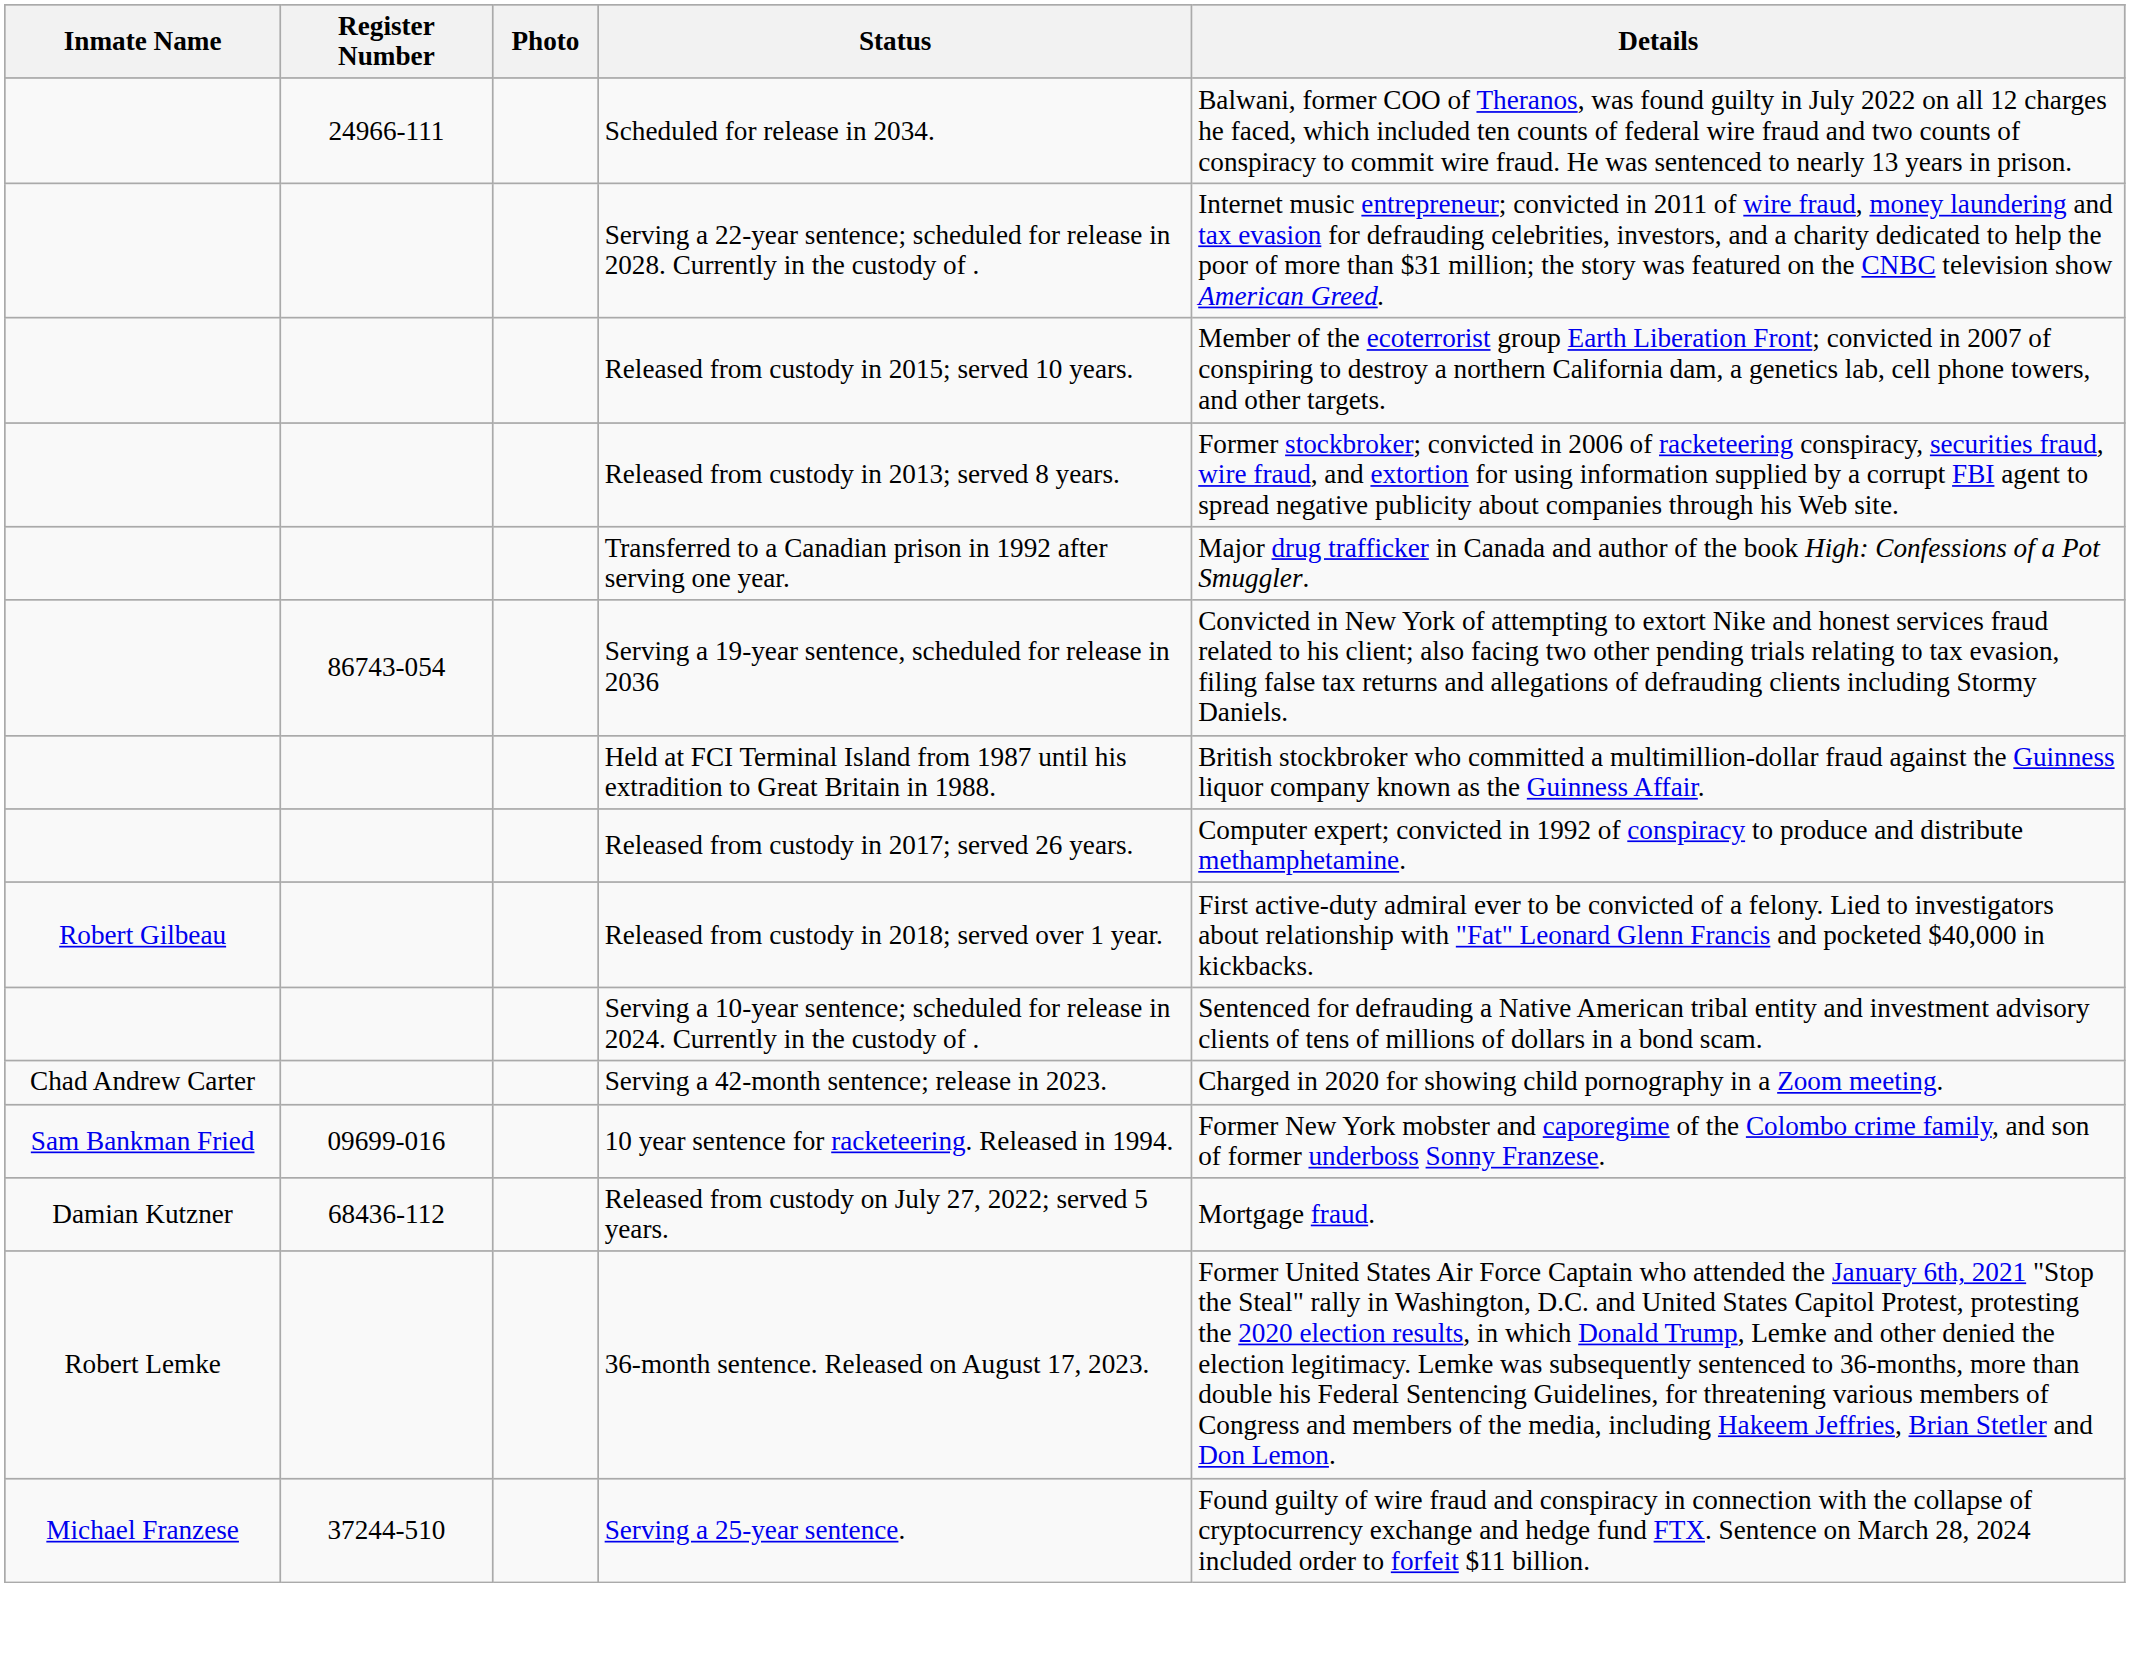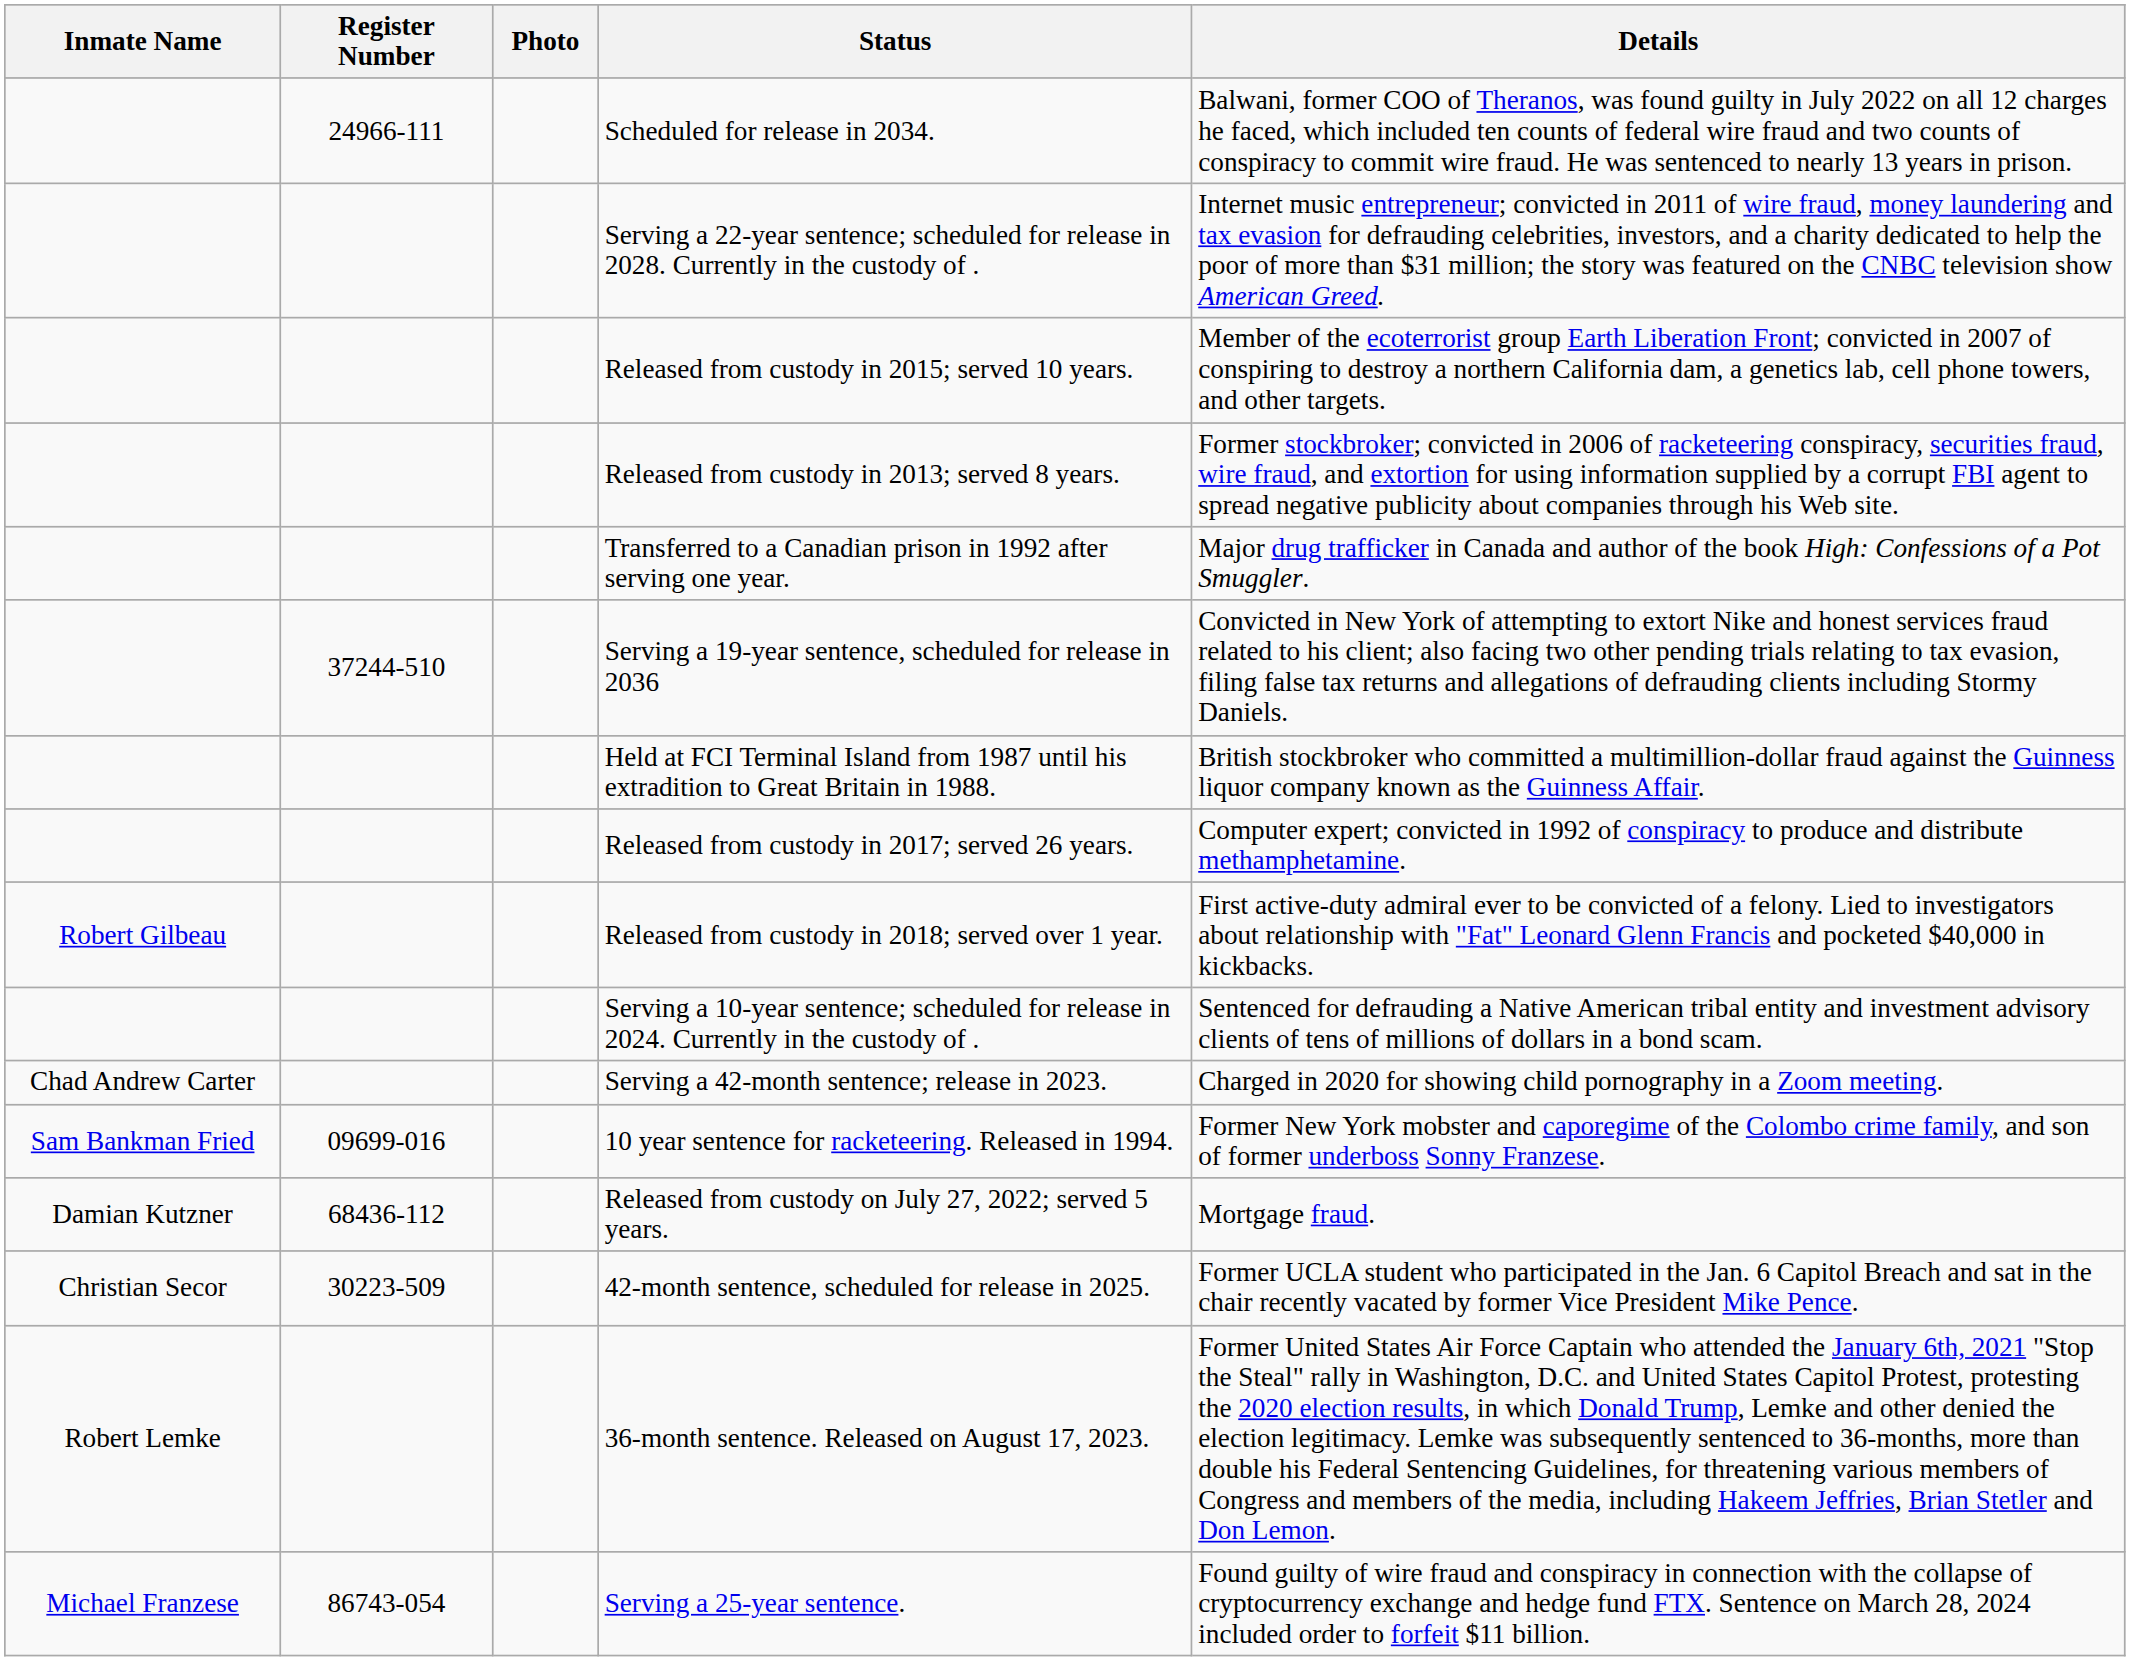(386, 667) 86743-054 -> (386, 667) 37244-510
+ row: (877, 1287)
(386, 1529) 37244-510 -> (386, 1603) 86743-054
